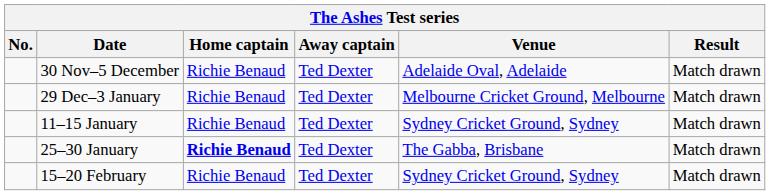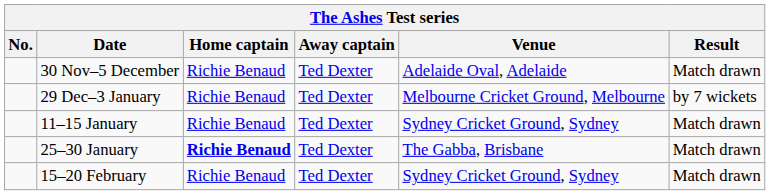(717, 96) Match drawn -> (715, 96) by 7 wickets
